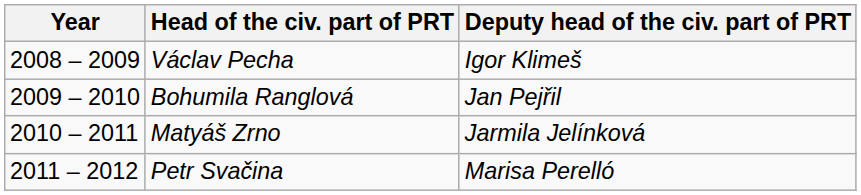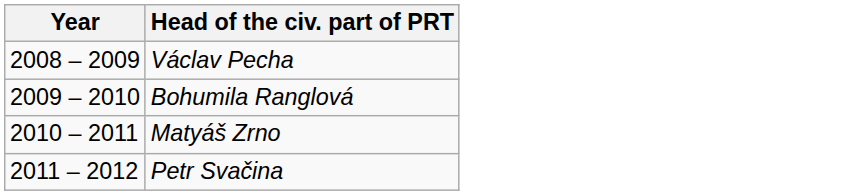- column: (658, 23)
